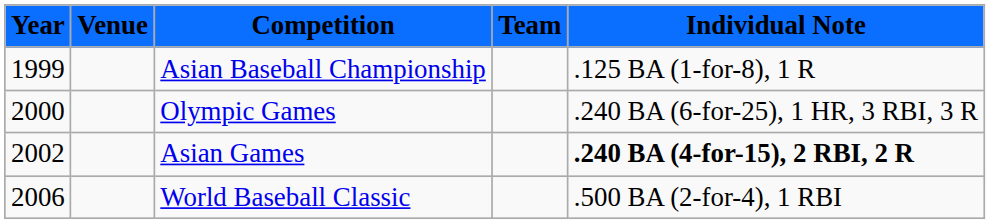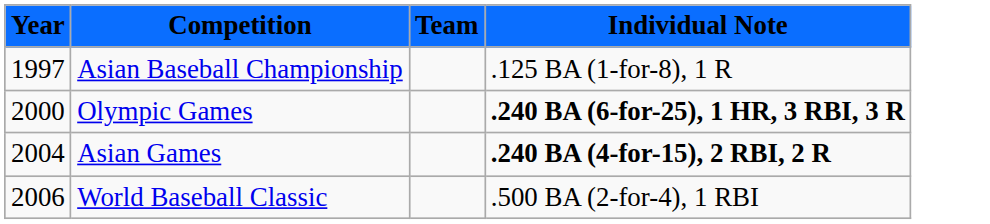- column: (113, 25)
(38, 68) 1999 -> (38, 68) 1997
(776, 111) normal -> (698, 111) bold
(38, 153) 2002 -> (38, 153) 2004
